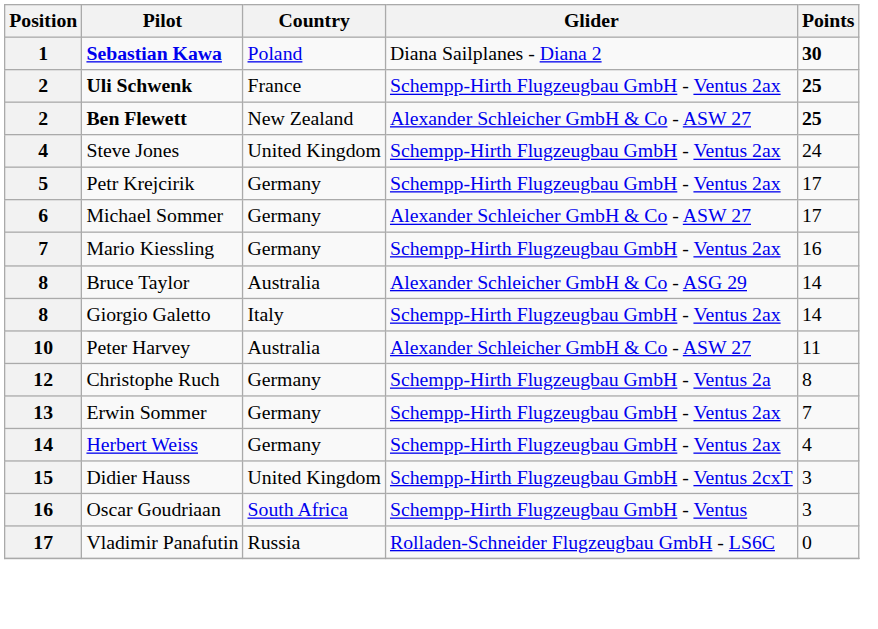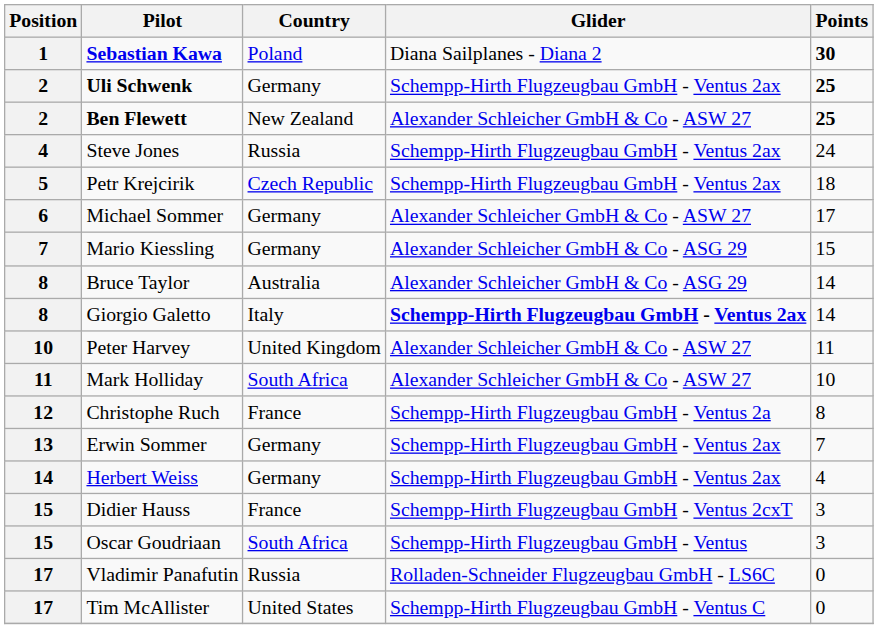(274, 86) France -> (284, 86) Germany
(314, 151) United Kingdom -> (274, 151) Russia
(284, 183) Germany -> (310, 183) Czech Republic
(812, 183) 17 -> (825, 183) 18
(585, 249) Schempp-Hirth Flugzeugbau GmbH - Ventus 2ax -> (568, 249) Alexander Schleicher GmbH & Co - ASG 29
(812, 249) 16 -> (825, 249) 15
(585, 314) normal -> (598, 314) bold
(284, 346) Australia -> (314, 346) United Kingdom
+ row: (145, 379)
(284, 379) Germany -> (274, 411) France
(314, 477) United Kingdom -> (274, 509) France
(43, 509) 16 -> (43, 542) 15
+ row: (148, 607)
